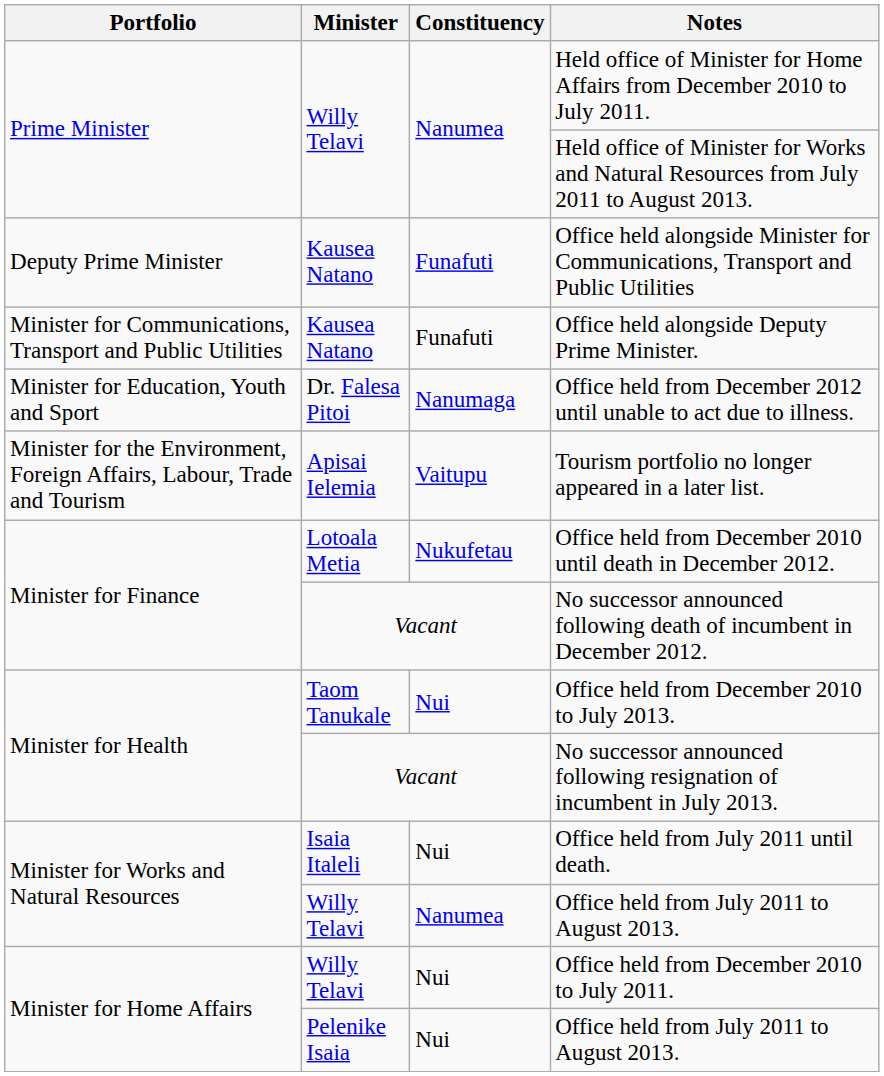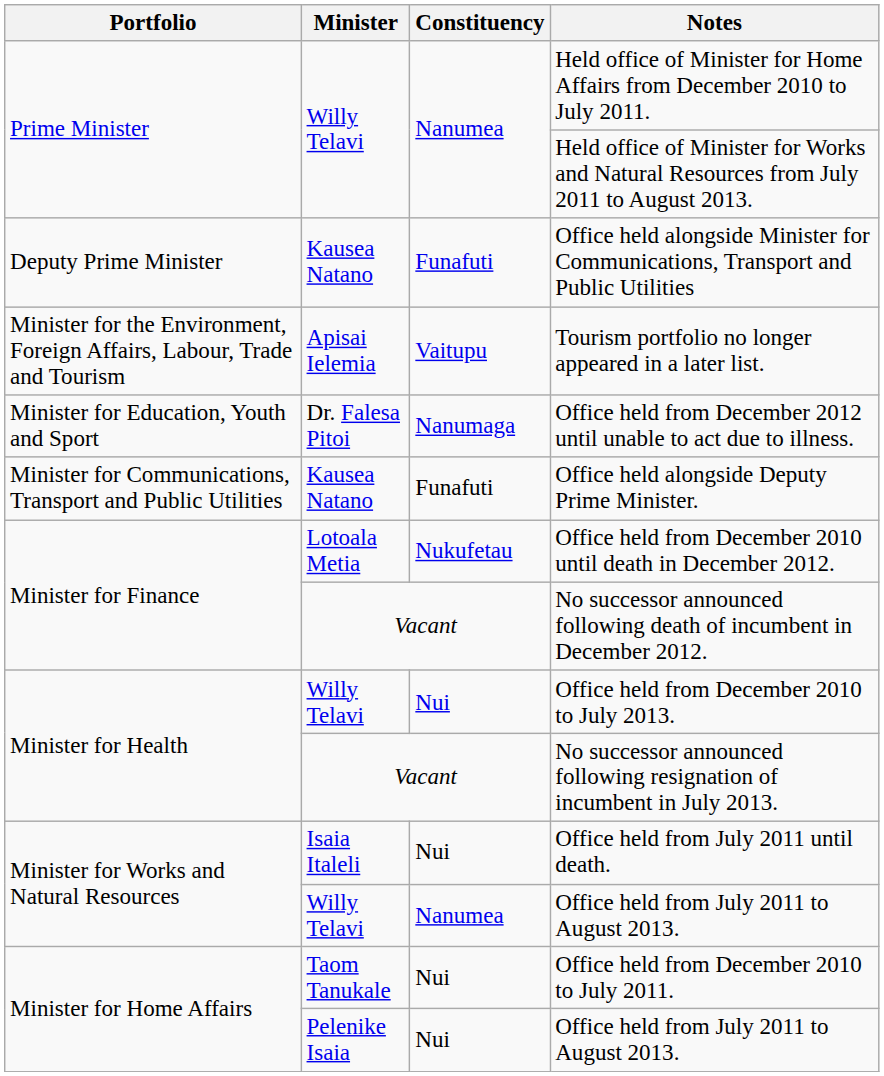rows swapped: (150, 337) <-> (151, 475)
(349, 701) Taom Tanukale -> (335, 701) Willy Telavi
(335, 977) Willy Telavi -> (349, 977) Taom Tanukale
